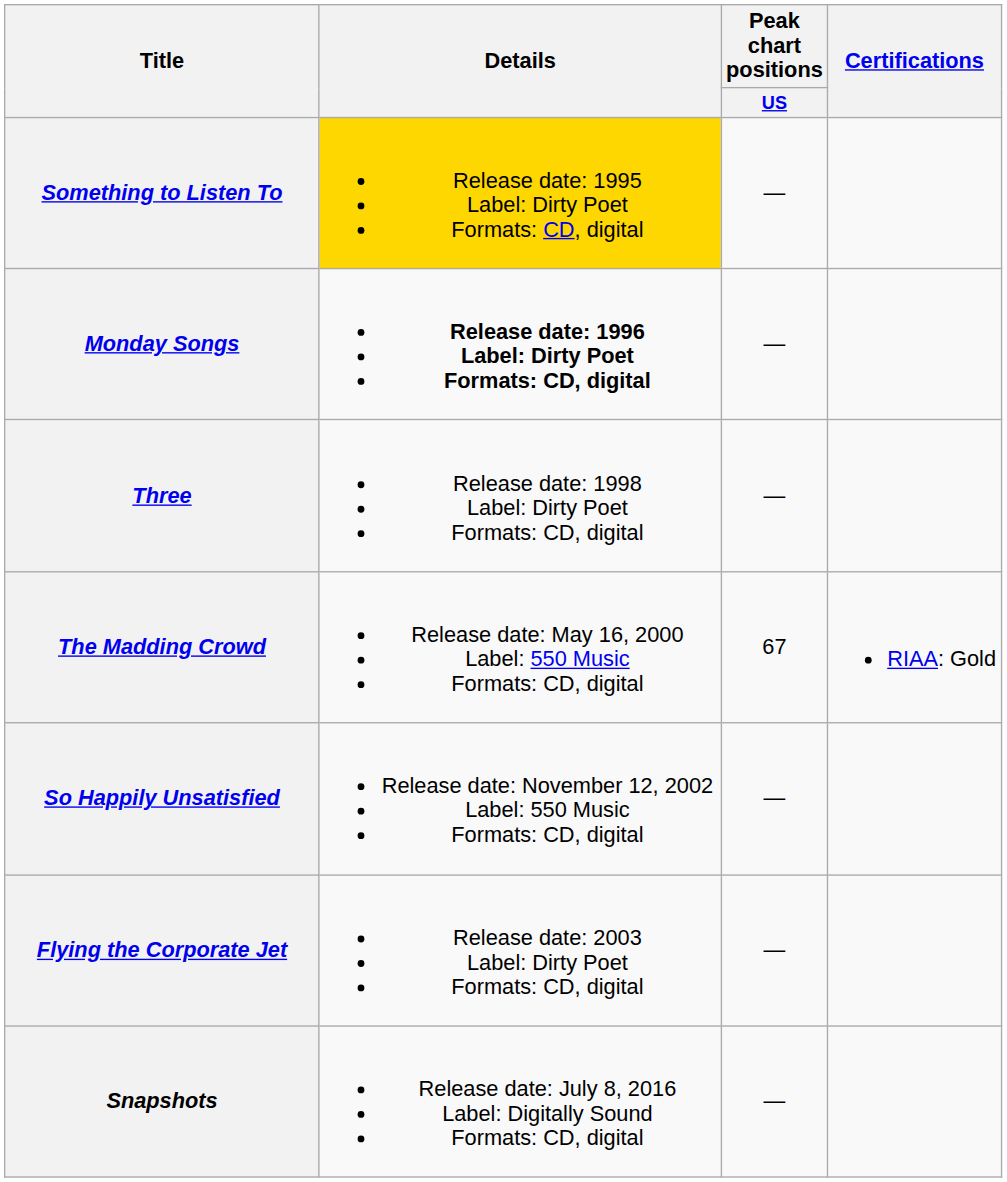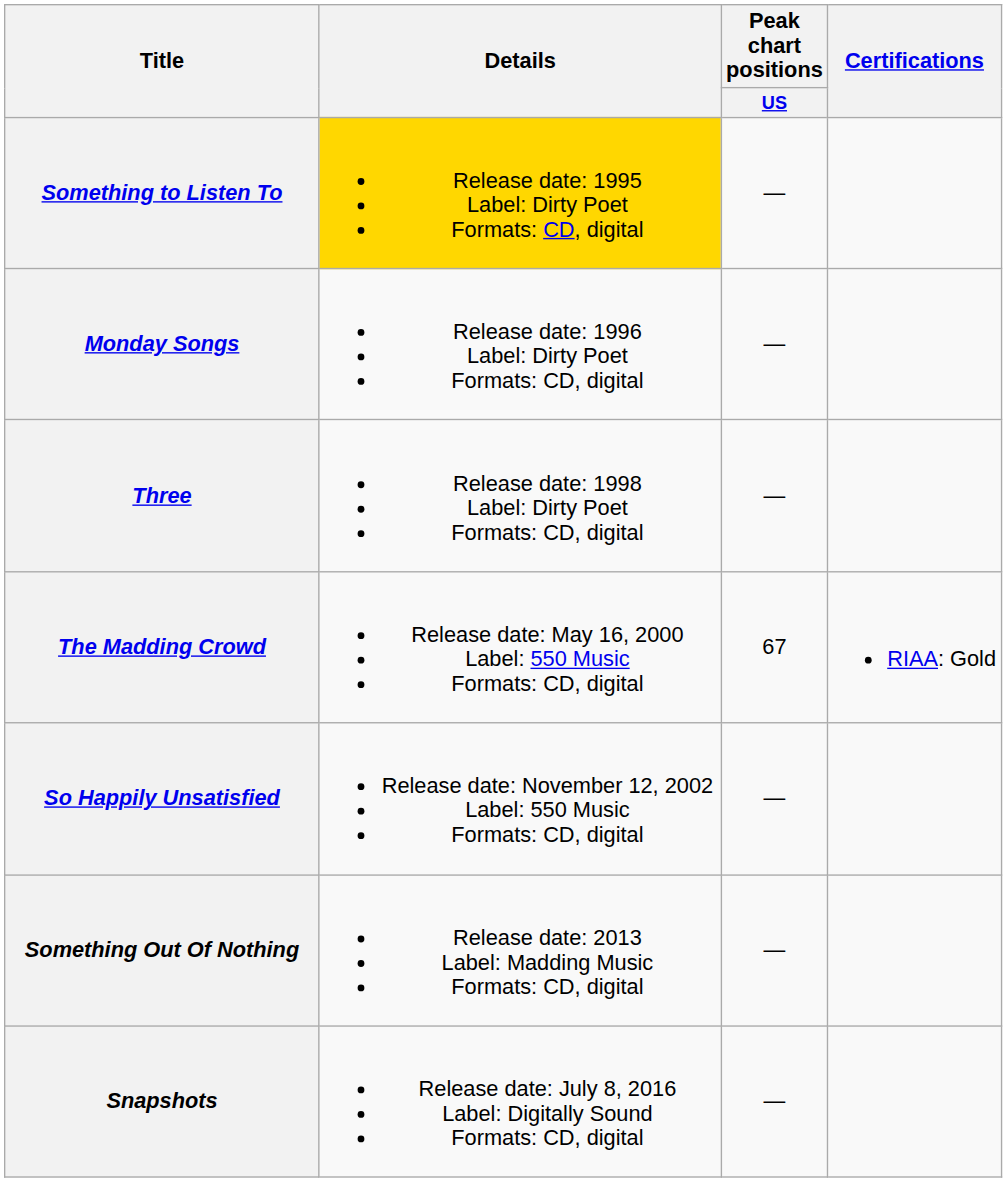(520, 357) bold -> (520, 357) normal
- row: (162, 950)
+ row: (162, 950)
